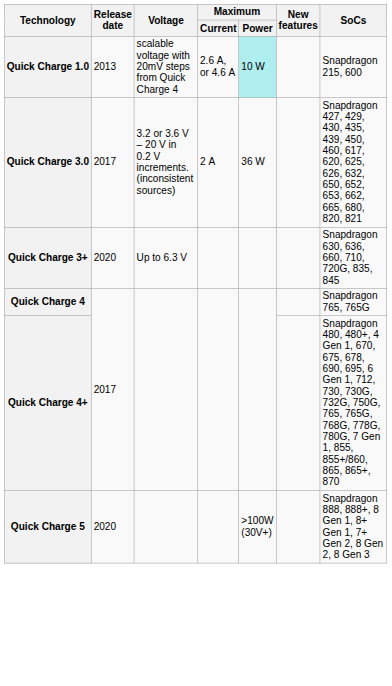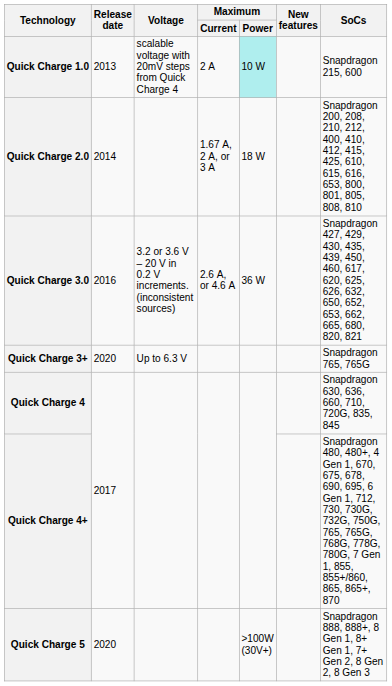(218, 67) 2.6 A, or 4.6 A -> (208, 67) 2 A
+ row: (48, 156)
(105, 162) 2017 -> (105, 280) 2016
(208, 162) 2 A -> (218, 280) 2.6 A, or 4.6 A
(350, 257) Snapdragon 630, 636, 660, 710, 720G, 835, 845 -> (350, 358) Snapdragon 765, 765G
(350, 302) Snapdragon 765, 765G -> (350, 403) Snapdragon 630, 636, 660, 710, 720G, 835, 845
